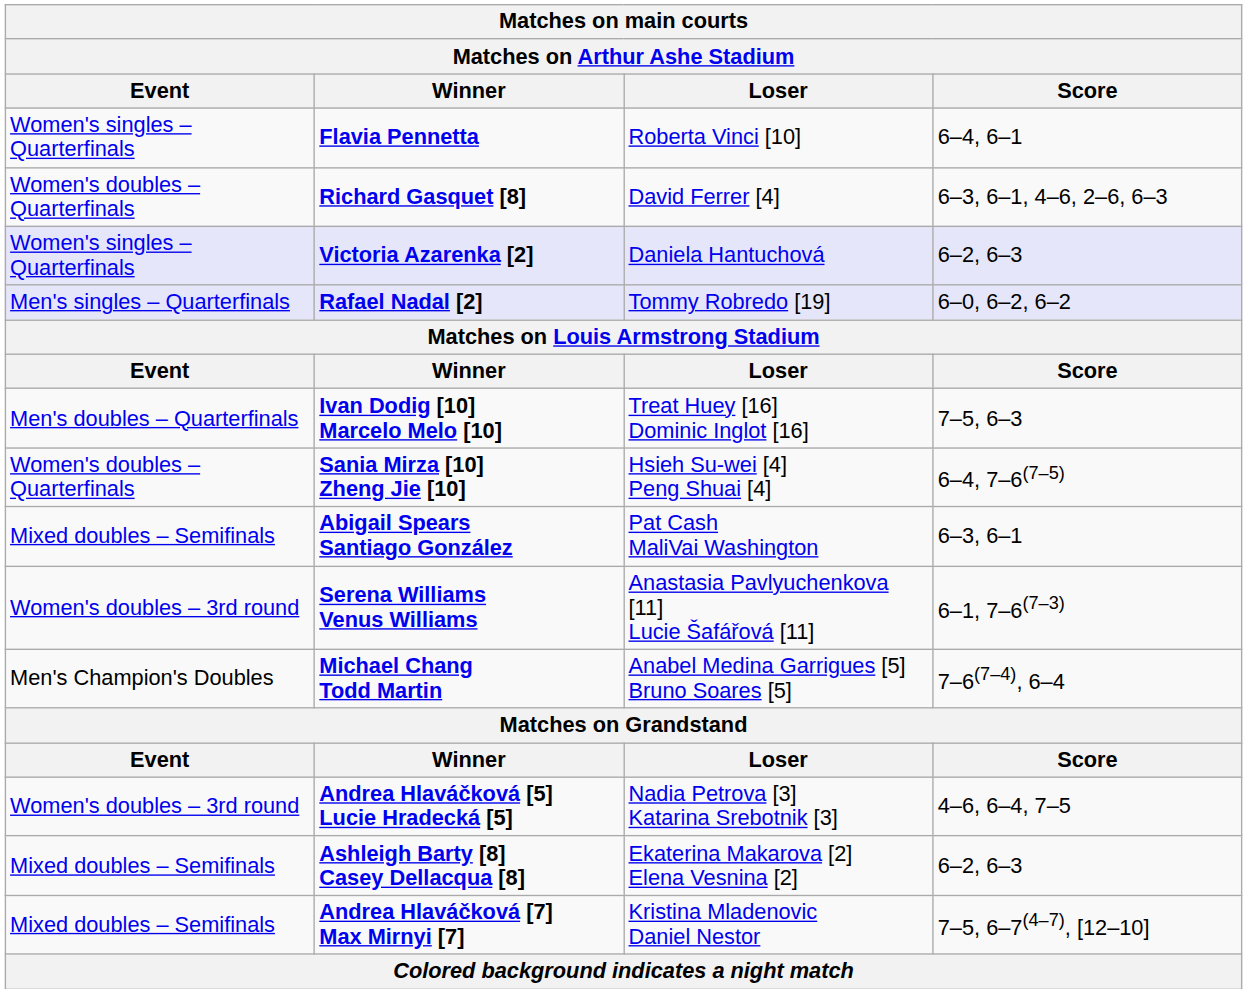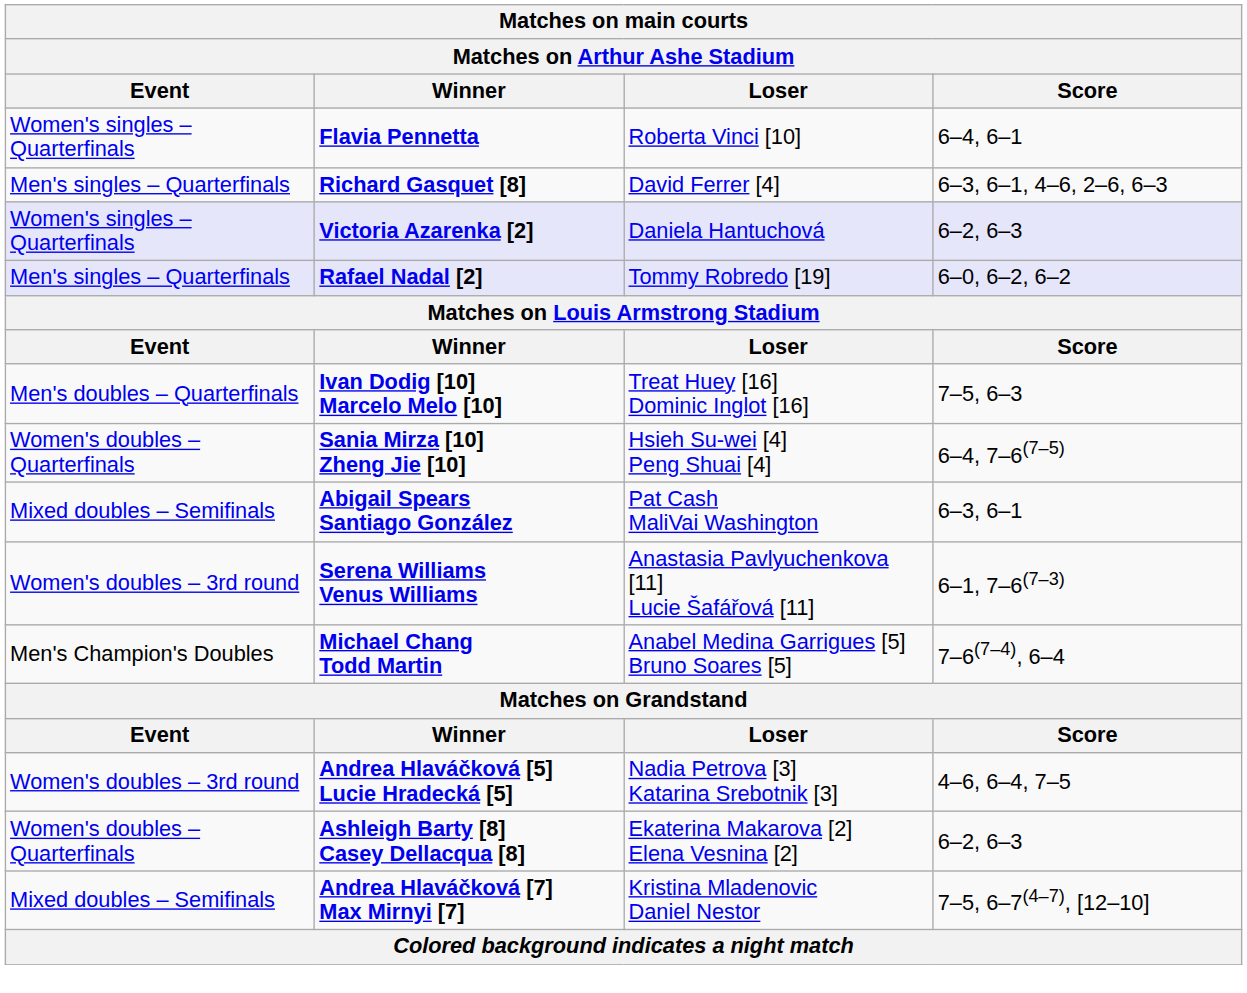(105, 196) Women's doubles – Quarterfinals -> (150, 184) Men's singles – Quarterfinals
(143, 865) Mixed doubles – Semifinals -> (105, 840) Women's doubles – Quarterfinals
